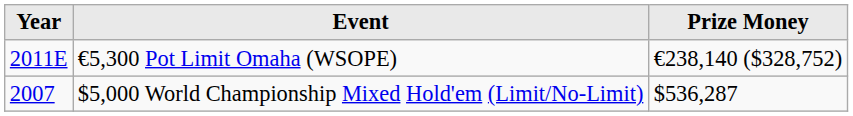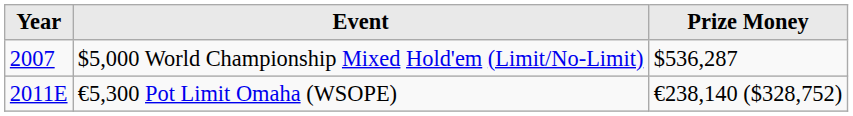rows swapped: (361, 93) <-> (237, 57)
